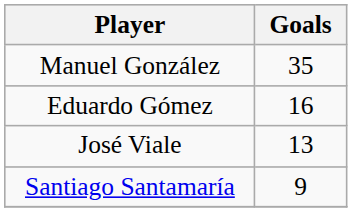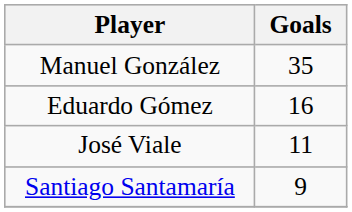(301, 145) 13 -> (301, 145) 11
